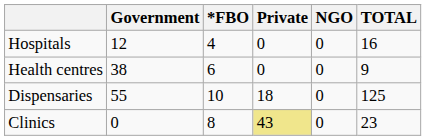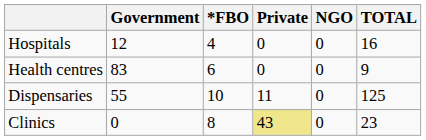(119, 69) 38 -> (119, 69) 83
(265, 95) 18 -> (265, 95) 11
